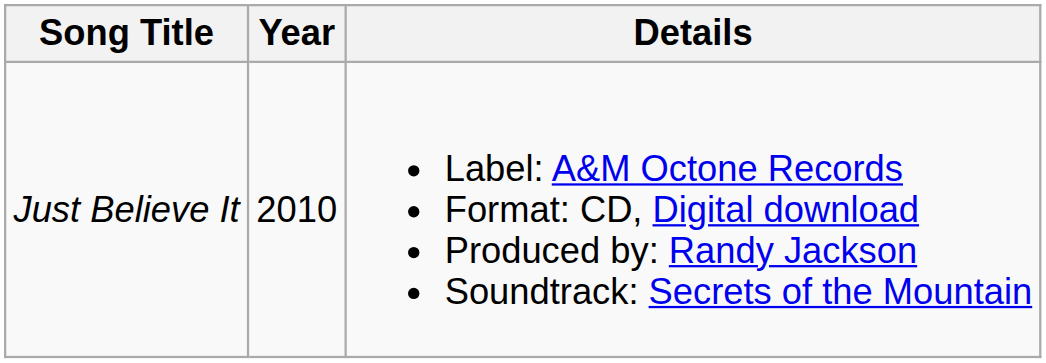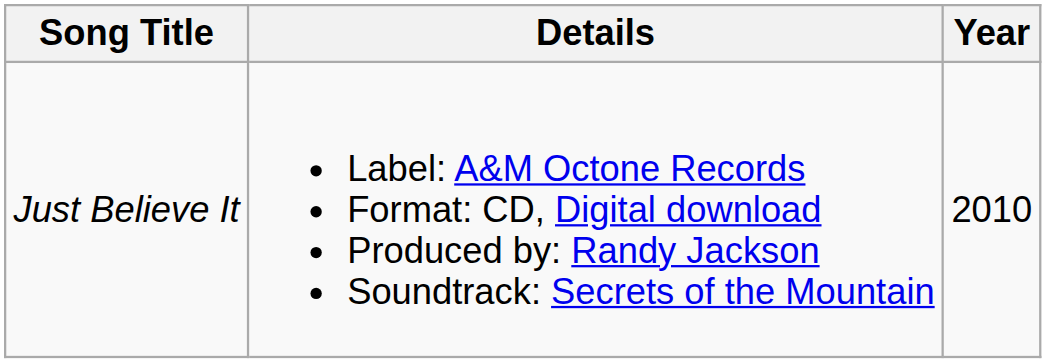columns swapped: (297, 33) <-> (693, 33)
